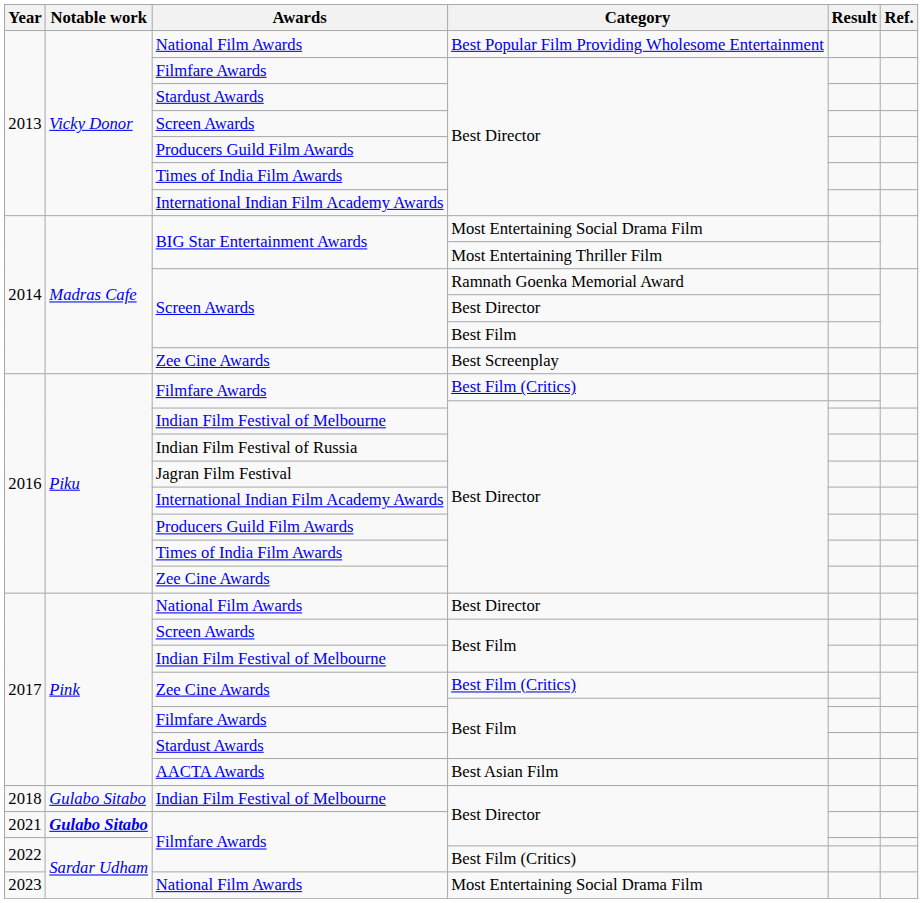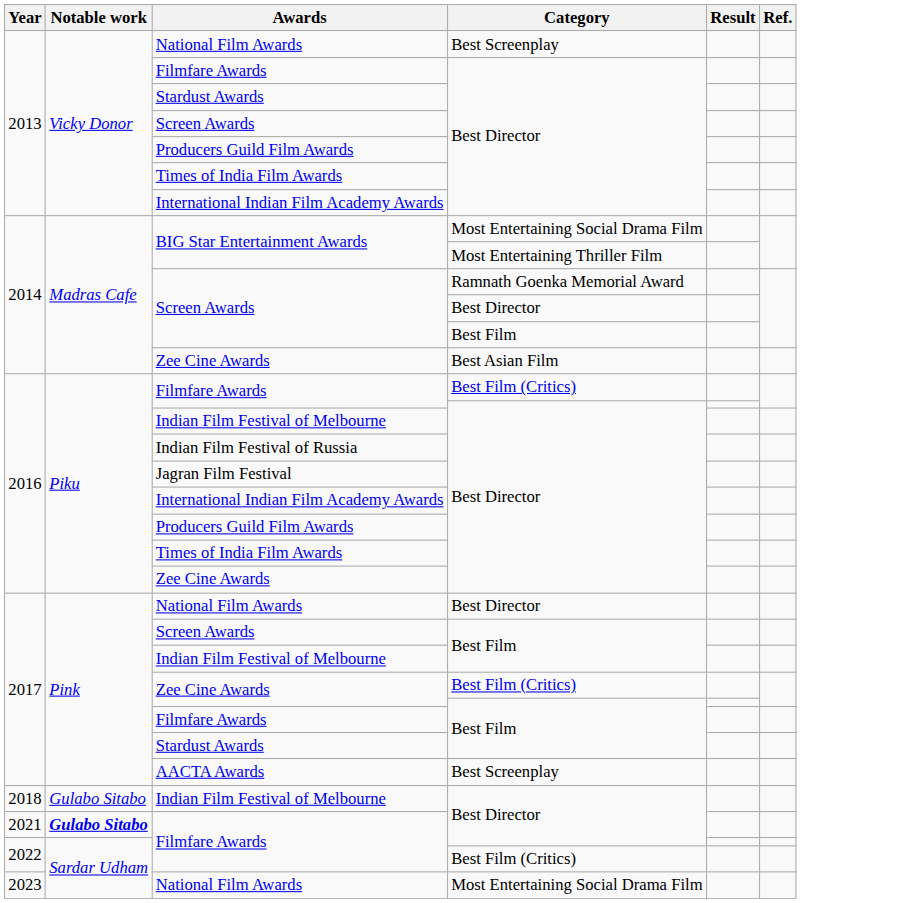(638, 44) Best Popular Film Providing Wholesome Entertainment -> (505, 44) Best Screenplay
(505, 360) Best Screenplay -> (505, 360) Best Asian Film
(505, 771) Best Asian Film -> (505, 771) Best Screenplay
